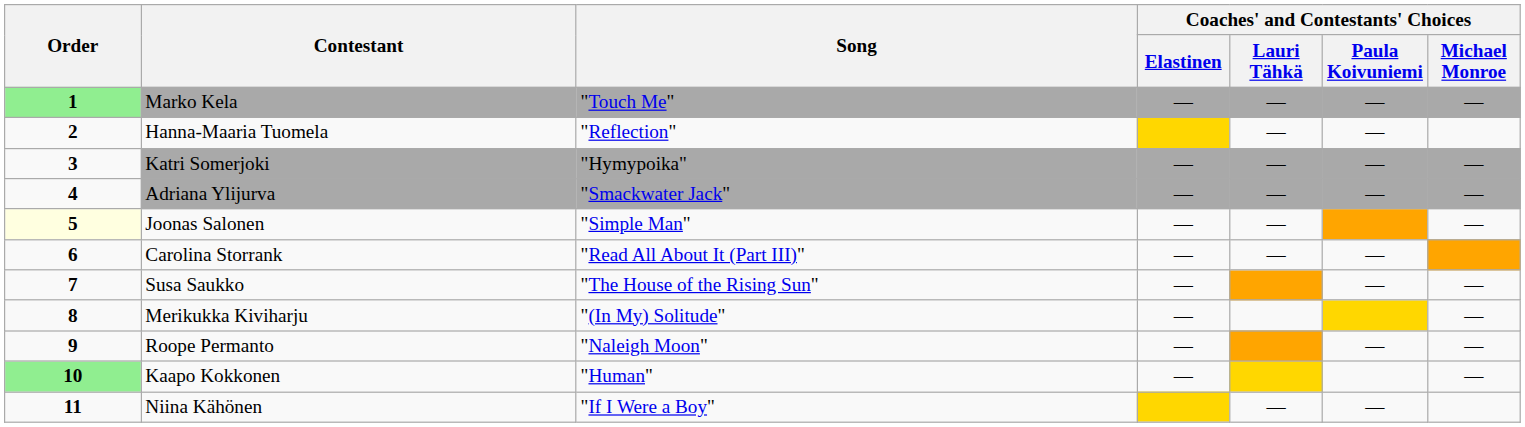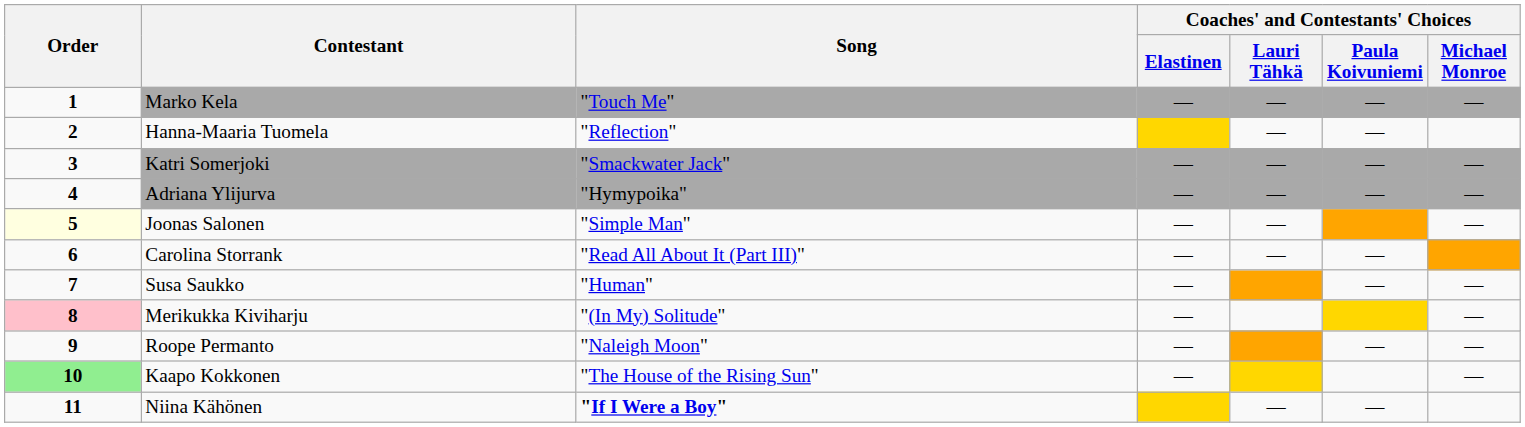(73, 102) lightgreen background -> (73, 102) no background
(634, 163) "Hymypoika" -> (655, 163) "Smackwater Jack"
(655, 193) "Smackwater Jack" -> (634, 193) "Hymypoika"
(700, 284) "The House of the Rising Sun" -> (617, 284) "Human"
(73, 315) no background -> (73, 315) pink background
(617, 376) "Human" -> (700, 376) "The House of the Rising Sun"
(648, 406) normal -> (654, 406) bold
